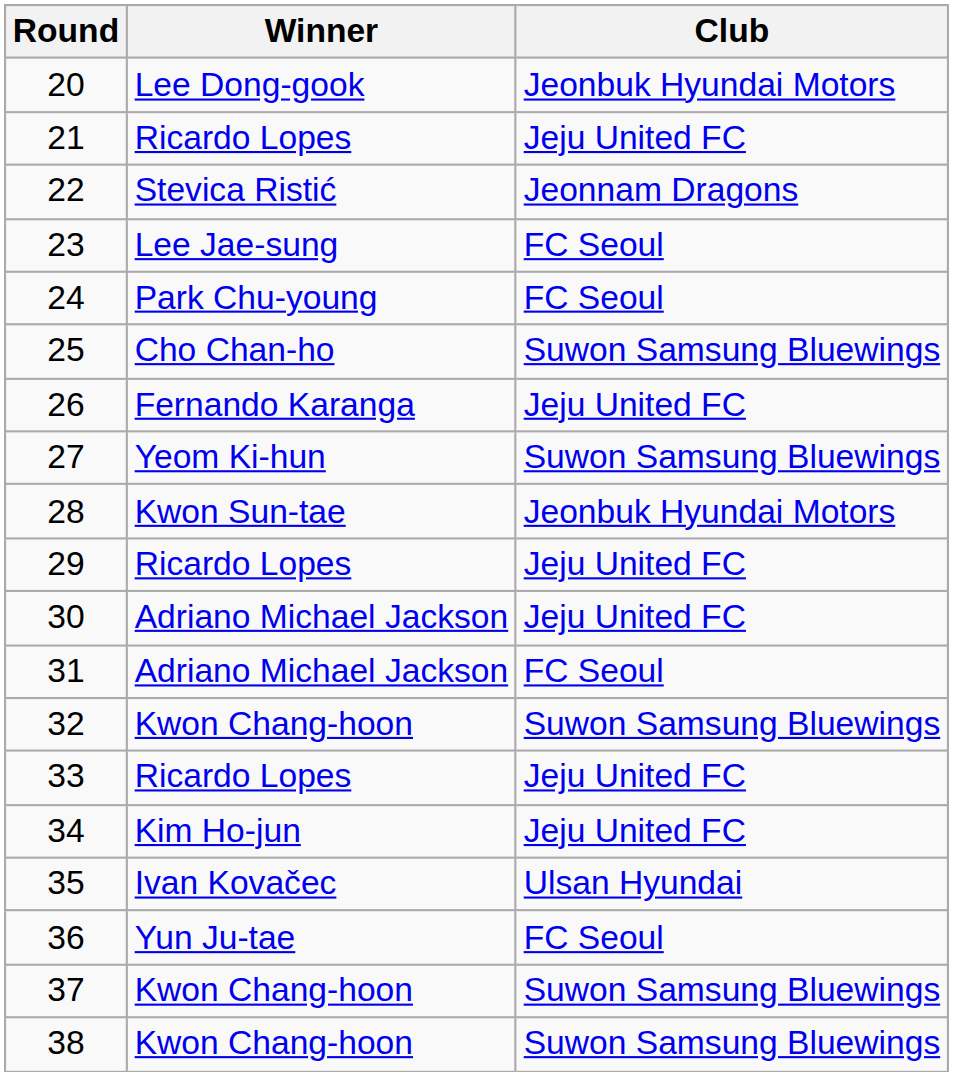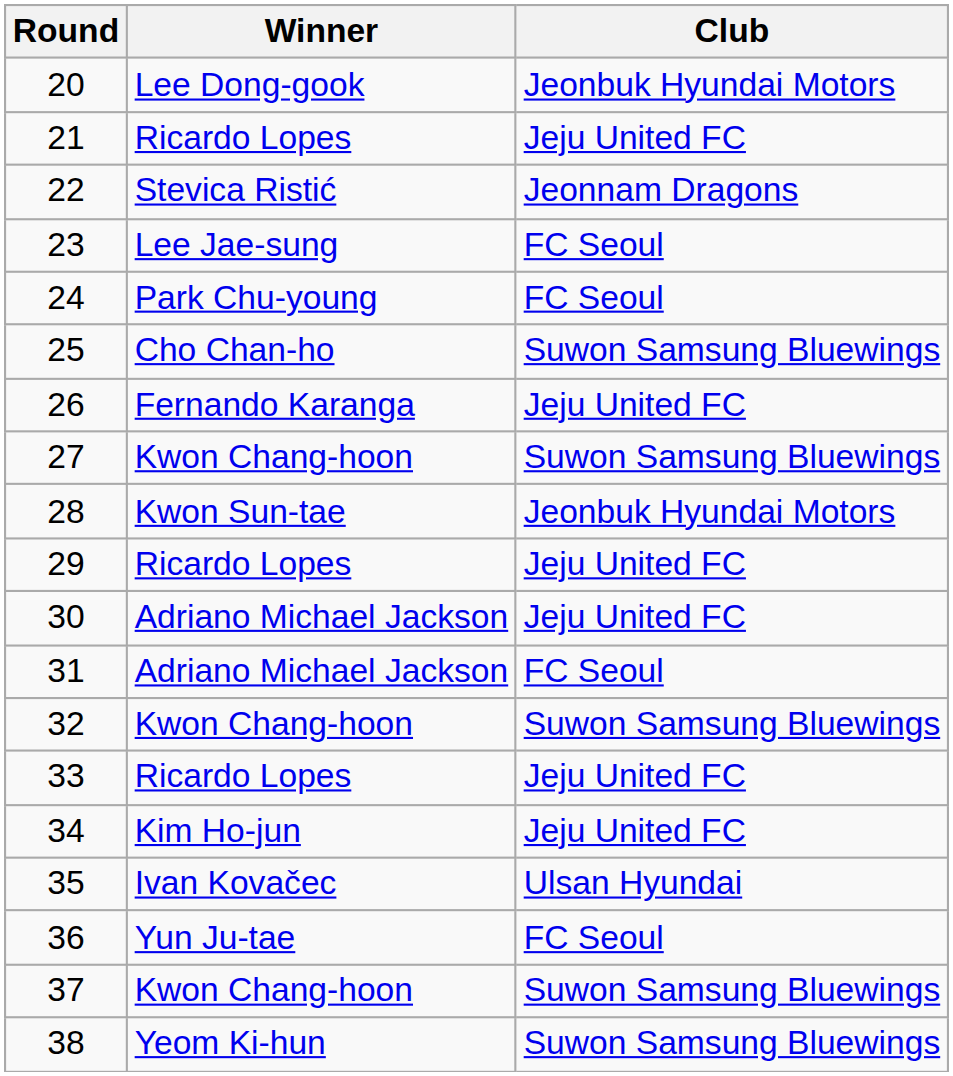(230, 457) Yeom Ki-hun -> (274, 457) Kwon Chang-hoon
(274, 1043) Kwon Chang-hoon -> (230, 1043) Yeom Ki-hun
